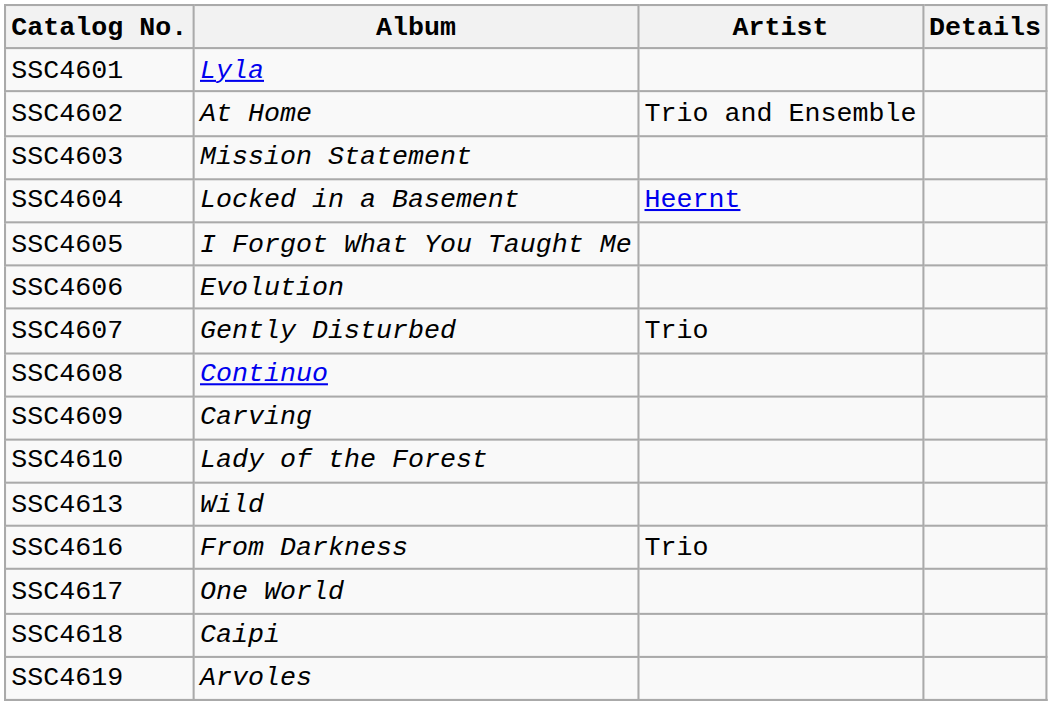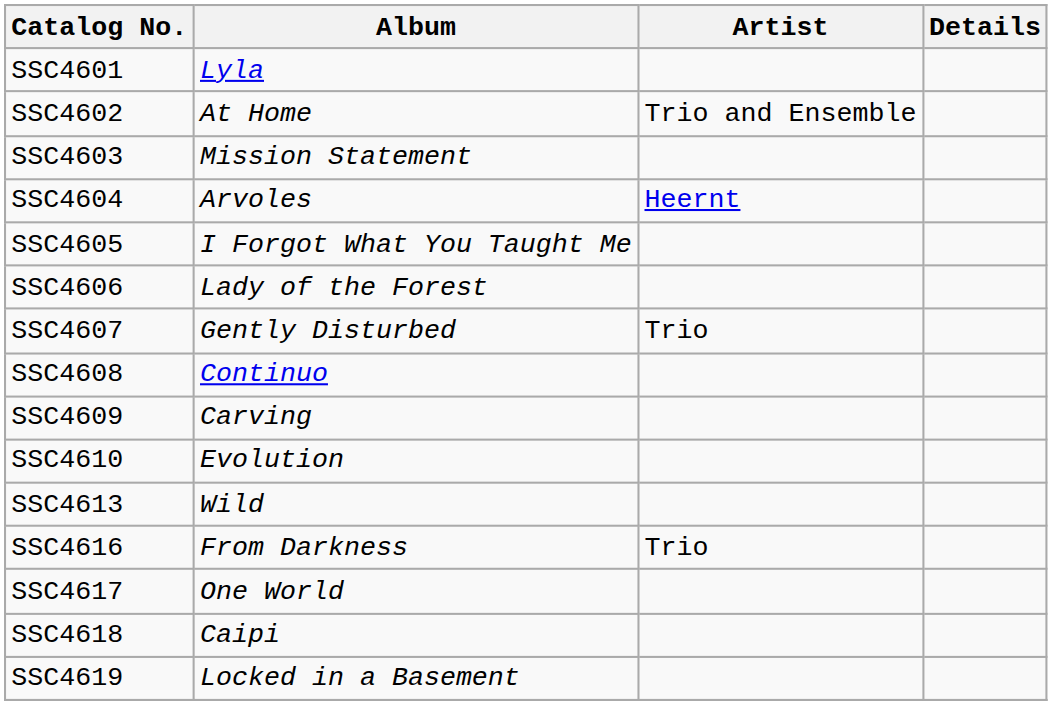(360, 200) Locked in a Basement -> (256, 200) Arvoles
(272, 287) Evolution -> (344, 287) Lady of the Forest
(344, 461) Lady of the Forest -> (272, 461) Evolution
(256, 678) Arvoles -> (360, 678) Locked in a Basement
